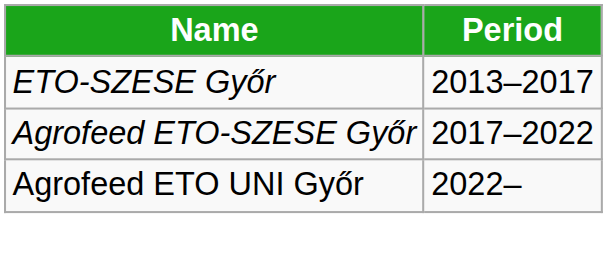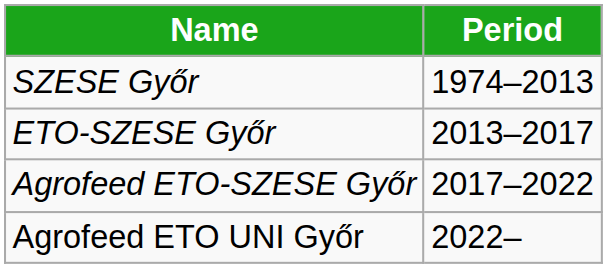+ row: (105, 81)
